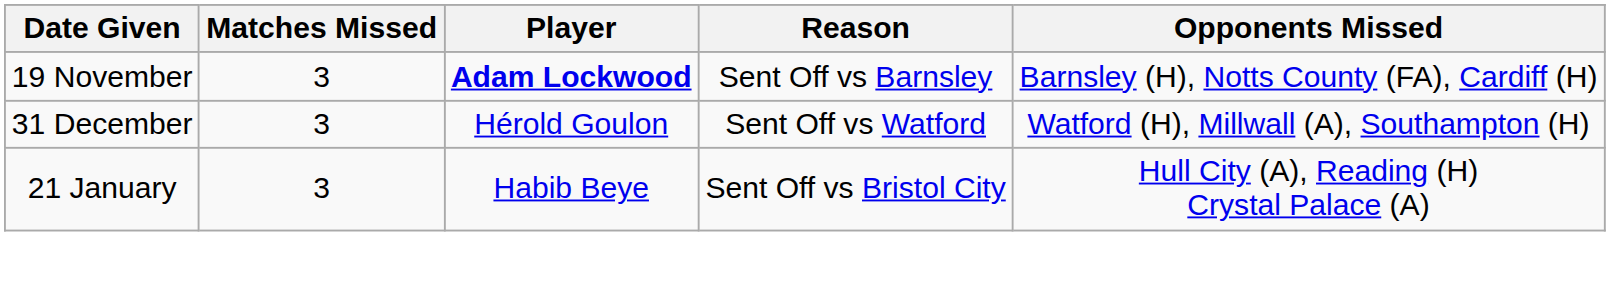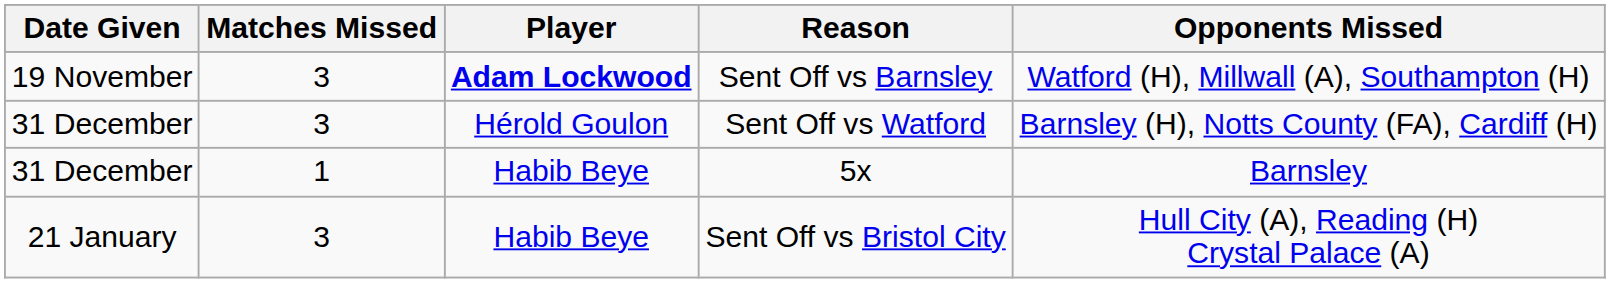(1309, 76) Barnsley (H), Notts County (FA), Cardiff (H) -> (1308, 76) Watford (H), Millwall (A), Southampton (H)
(1308, 123) Watford (H), Millwall (A), Southampton (H) -> (1309, 123) Barnsley (H), Notts County (FA), Cardiff (H)
+ row: (856, 171)
